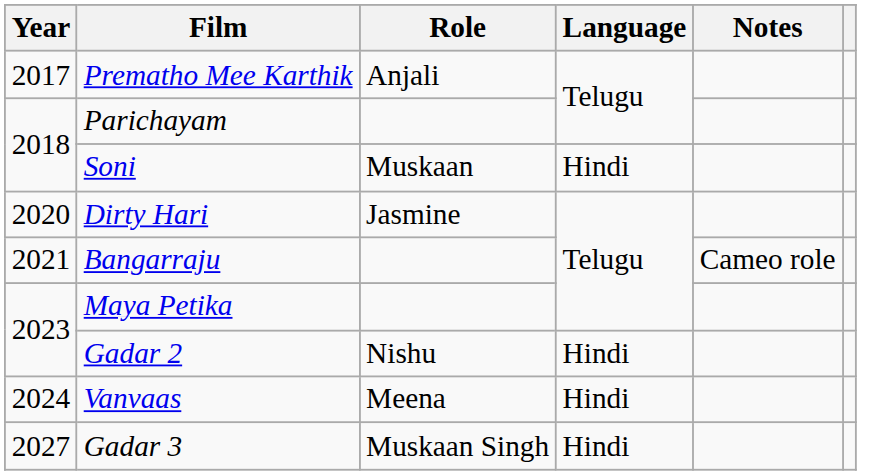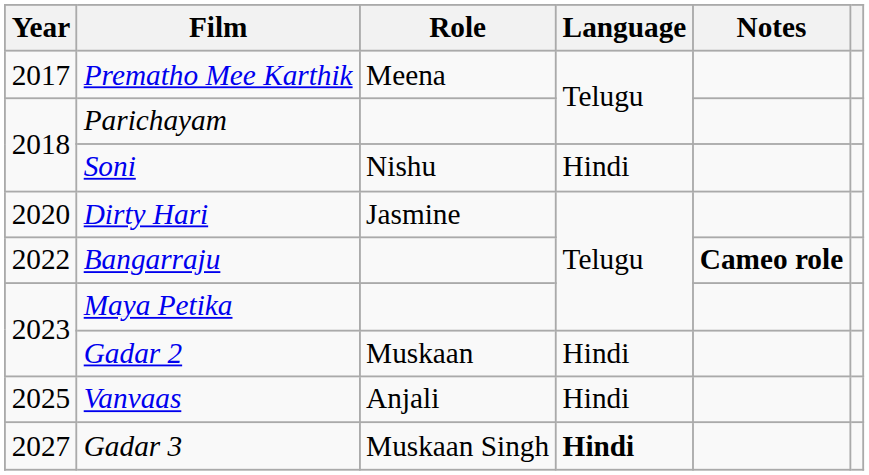(403, 74) Anjali -> (406, 74) Meena
(420, 167) Muskaan -> (401, 167) Nishu
(41, 259) 2021 -> (41, 259) 2022
(768, 259) normal -> (771, 259) bold
(401, 352) Nishu -> (420, 352) Muskaan
(41, 399) 2024 -> (41, 399) 2025
(406, 399) Meena -> (403, 399) Anjali
(596, 445) normal -> (598, 445) bold
